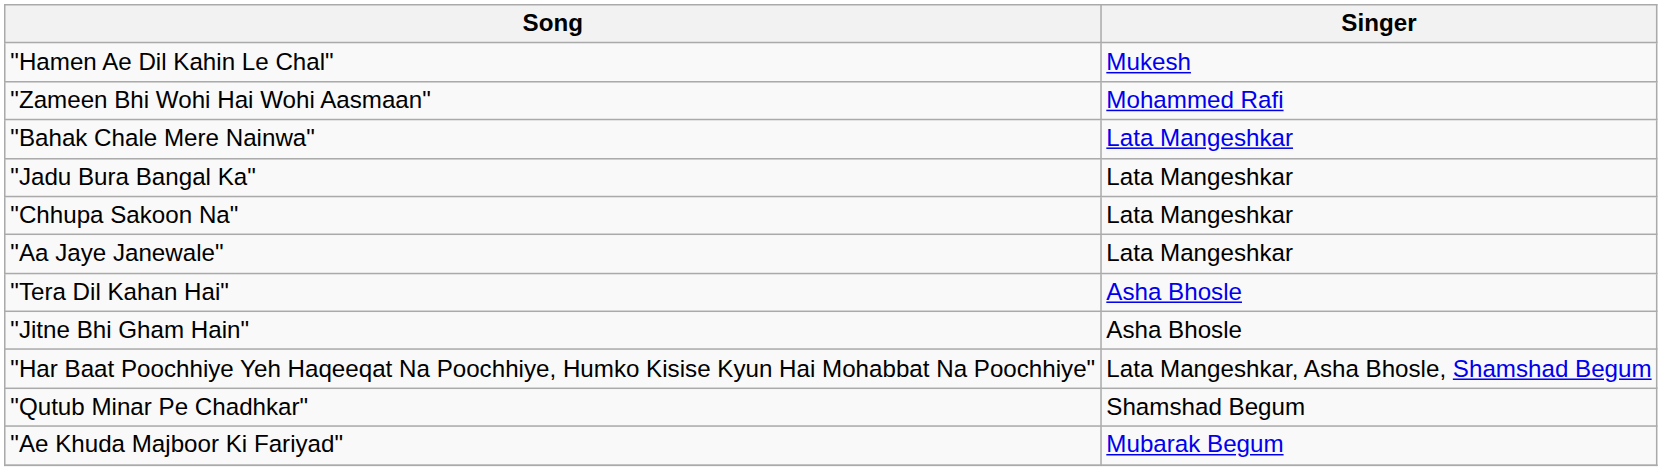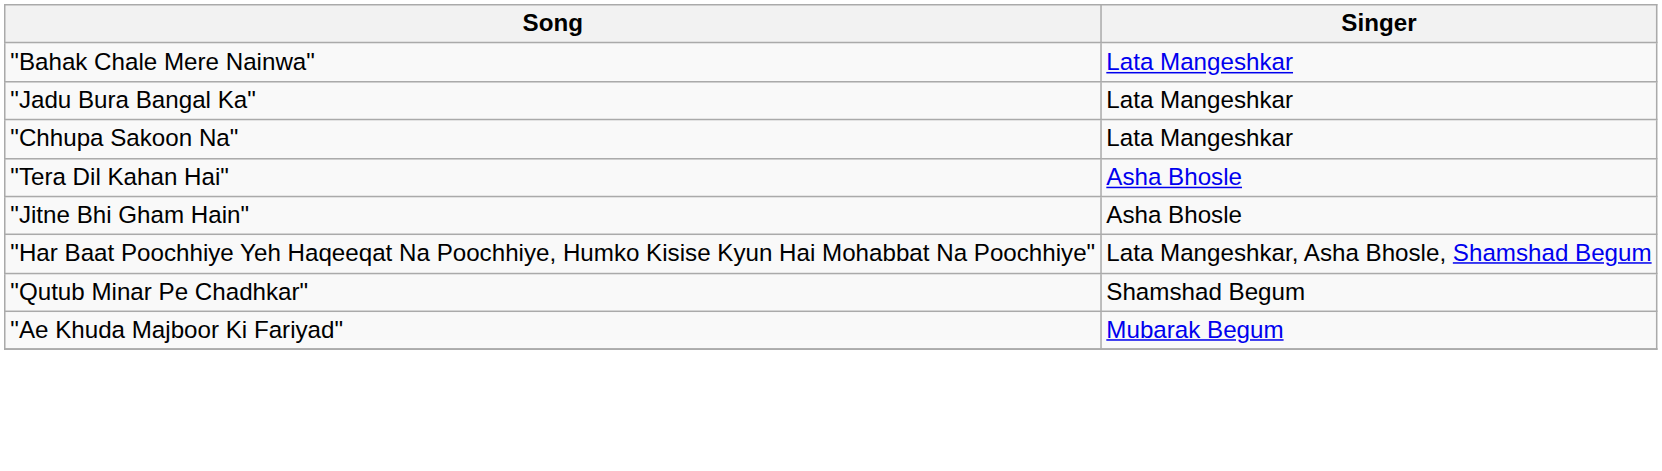- row: (172, 61)
- row: (221, 100)
- row: (117, 253)
